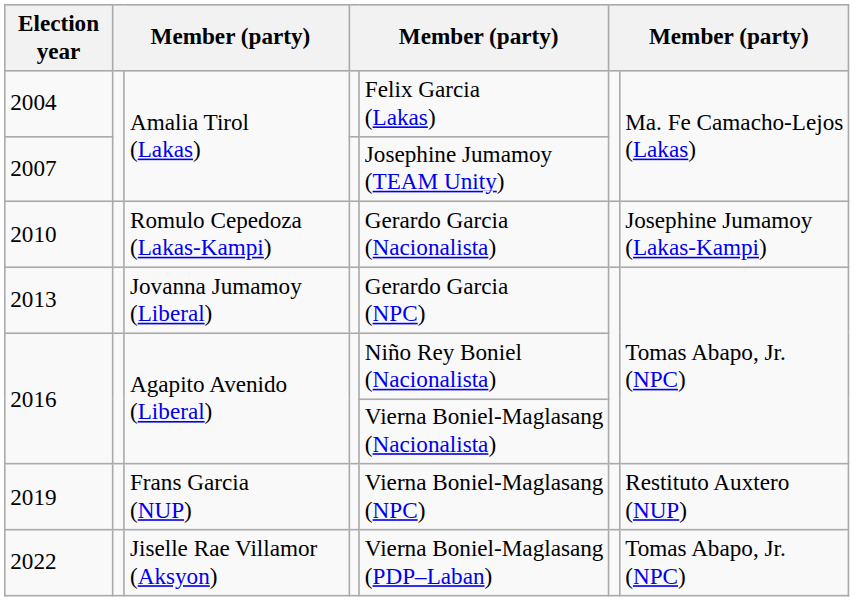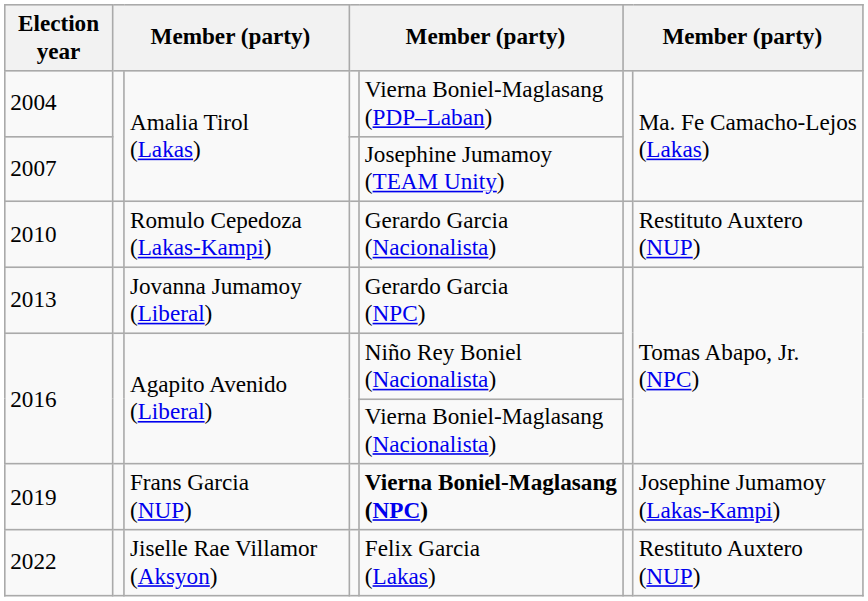(422, 103) Felix Garcia (Lakas) -> (484, 103) Vierna Boniel-Maglasang (PDP–Laban)
(719, 234) Josephine Jumamoy (Lakas-Kampi) -> (721, 234) Restituto Auxtero (NUP)
(484, 496) normal -> (491, 496) bold
(707, 496) Restituto Auxtero (NUP) -> (732, 496) Josephine Jumamoy (Lakas-Kampi)
(484, 562) Vierna Boniel-Maglasang (PDP–Laban) -> (422, 562) Felix Garcia (Lakas)
(705, 562) Tomas Abapo, Jr. (NPC) -> (721, 562) Restituto Auxtero (NUP)
